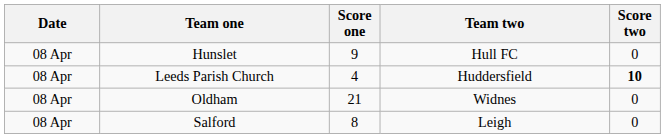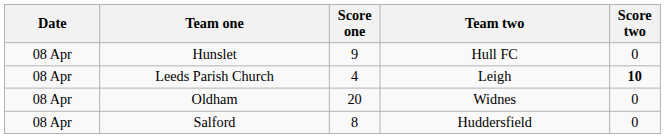(495, 76) Huddersfield -> (495, 76) Leigh
(355, 99) 21 -> (355, 99) 20
(495, 122) Leigh -> (495, 122) Huddersfield
